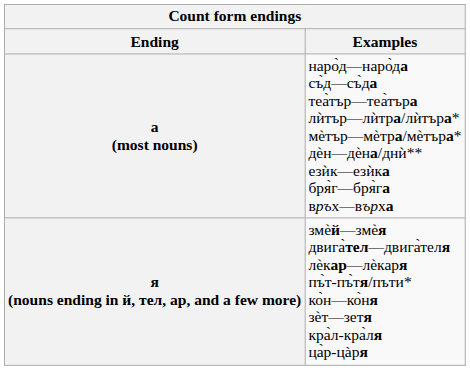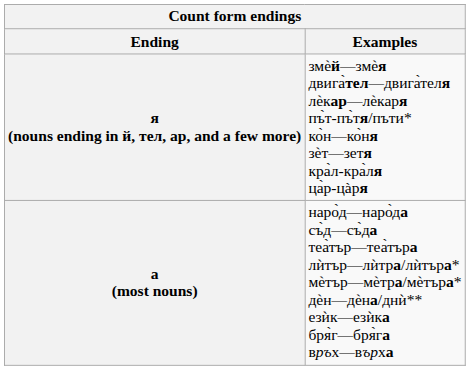rows swapped: (155, 135) <-> (155, 291)
